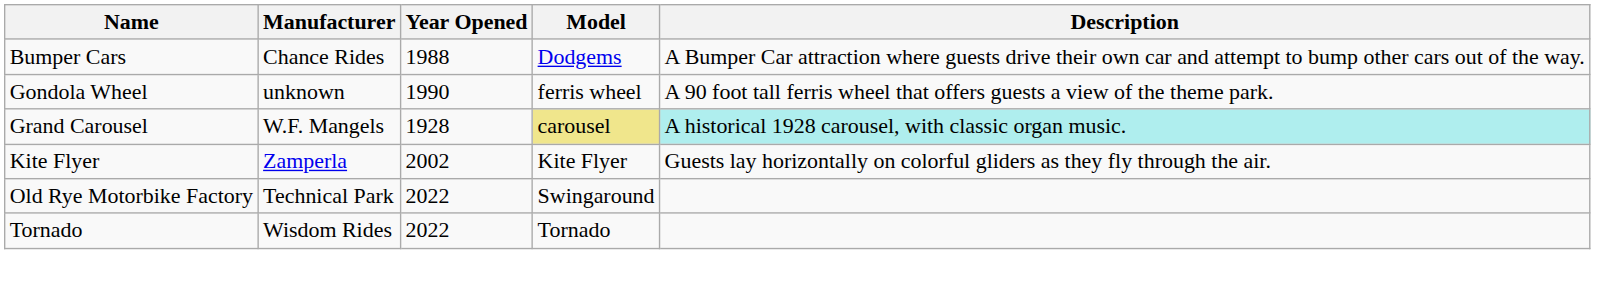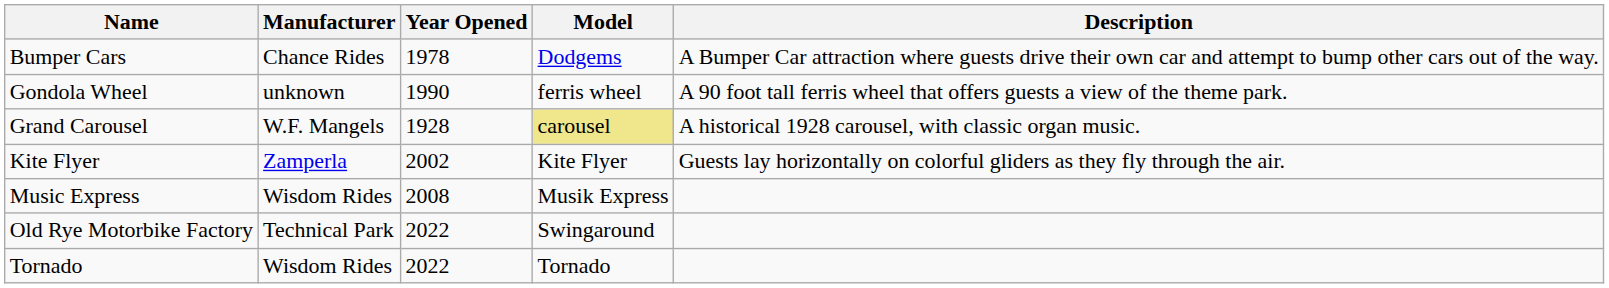(427, 56) 1988 -> (427, 56) 1978
(895, 126) paleturquoise background -> (909, 126) no background
+ row: (75, 195)
